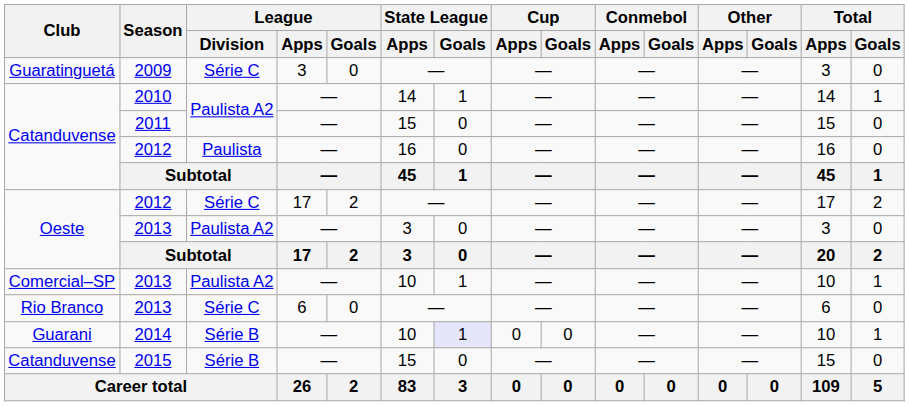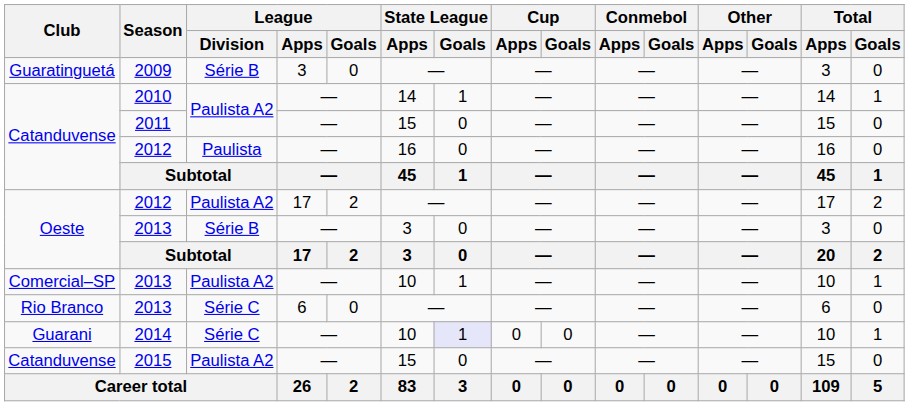(232, 70) Série C -> (232, 70) Série B
(232, 202) Série C -> (232, 202) Paulista A2
(232, 228) Paulista A2 -> (232, 228) Série B
(232, 334) Série B -> (232, 334) Série C
(232, 360) Série B -> (232, 360) Paulista A2
